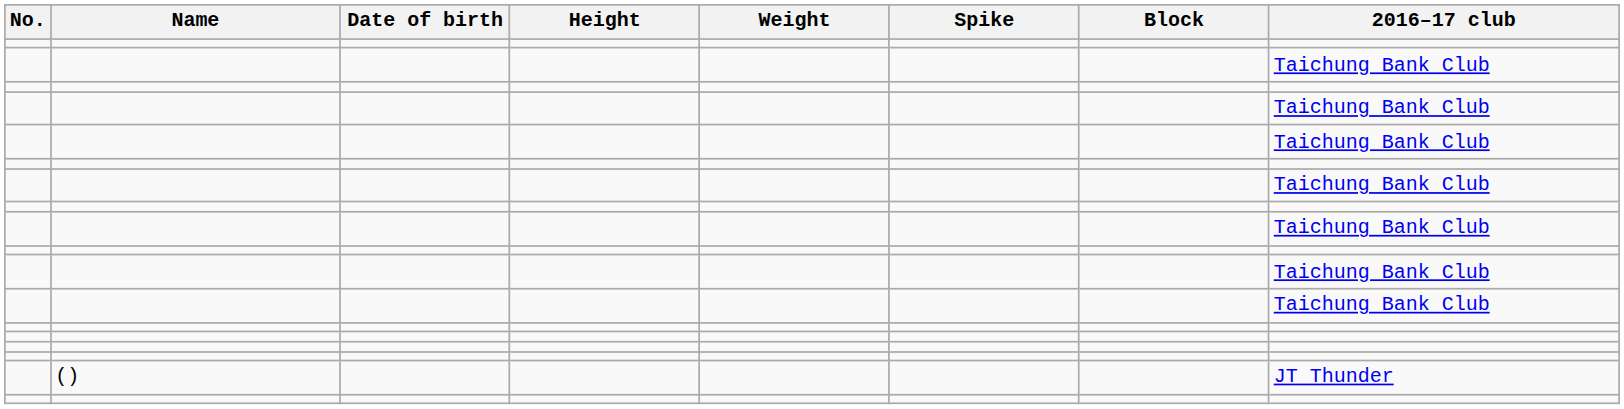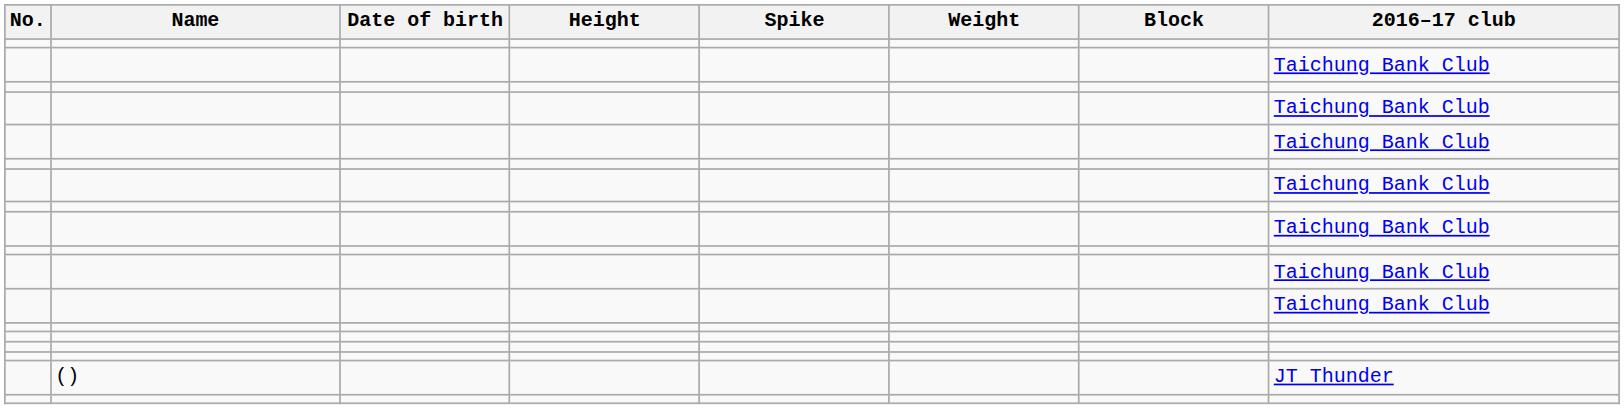columns swapped: (795, 21) <-> (984, 21)
